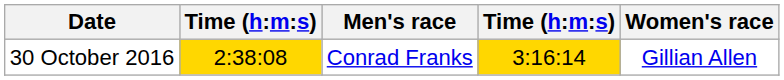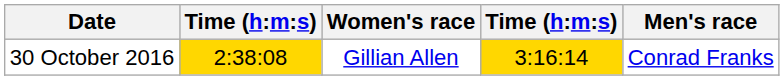columns swapped: (400, 22) <-> (699, 22)
